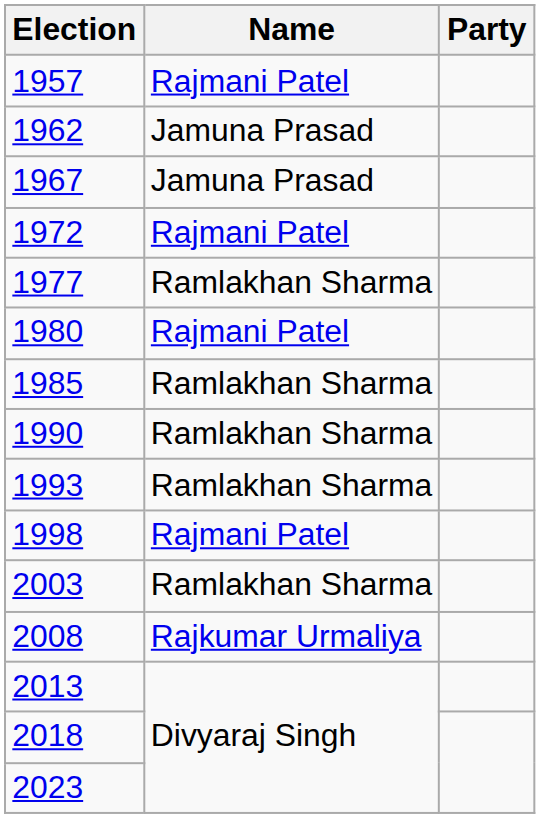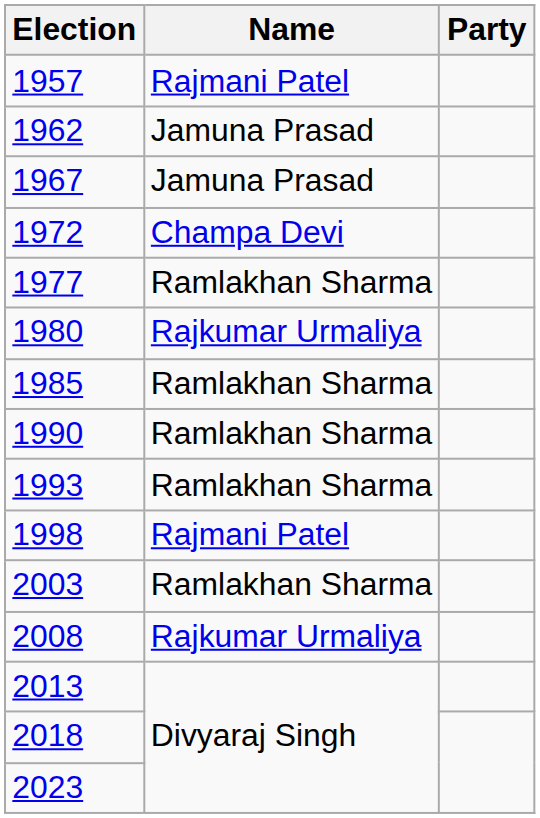(250, 231) Rajmani Patel -> (247, 231) Champa Devi
(250, 332) Rajmani Patel -> (286, 332) Rajkumar Urmaliya
